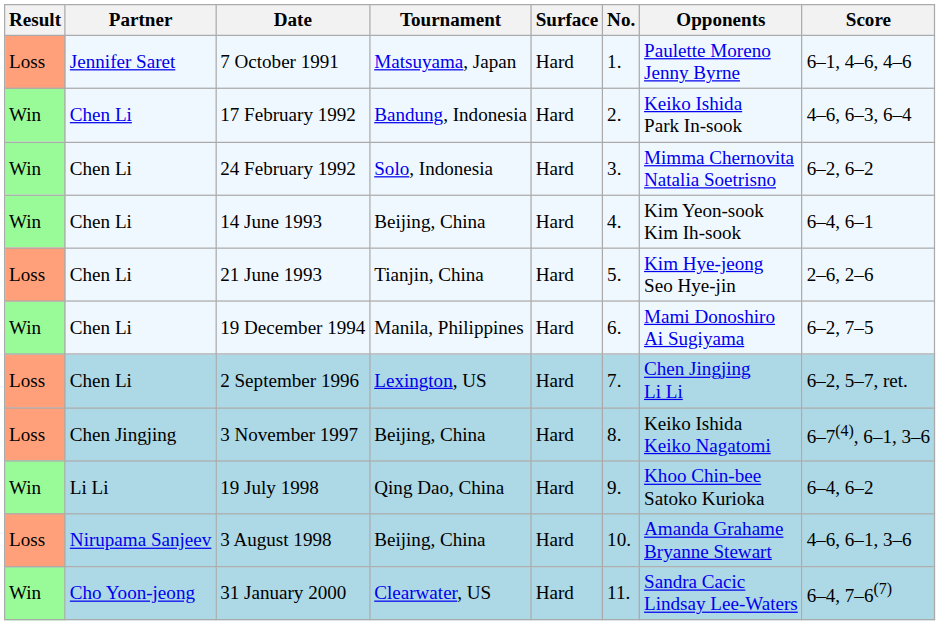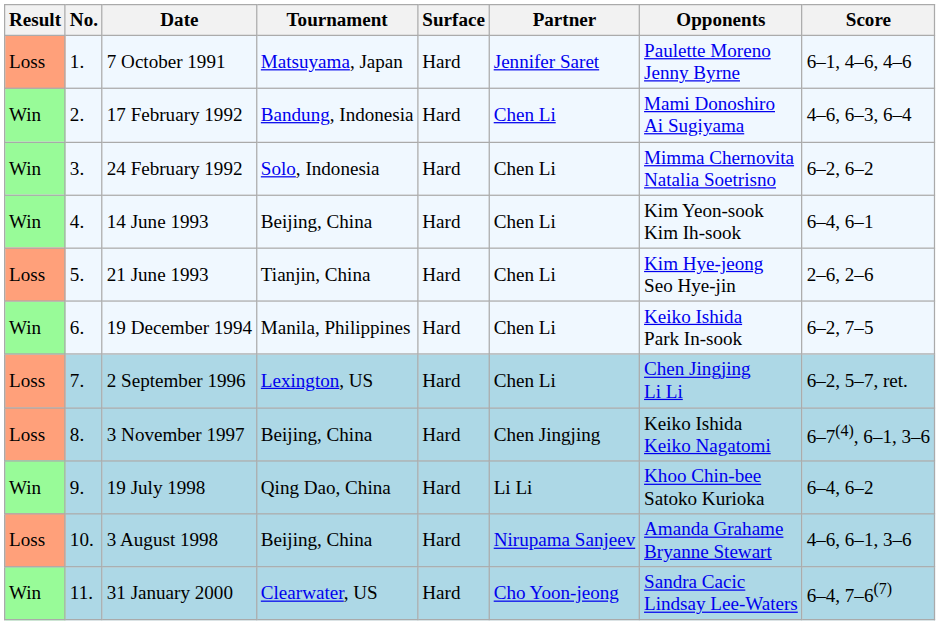columns swapped: (621, 19) <-> (141, 19)
(693, 114) Keiko Ishida Park In-sook -> (710, 114) Mami Donoshiro Ai Sugiyama
(710, 327) Mami Donoshiro Ai Sugiyama -> (693, 327) Keiko Ishida Park In-sook
